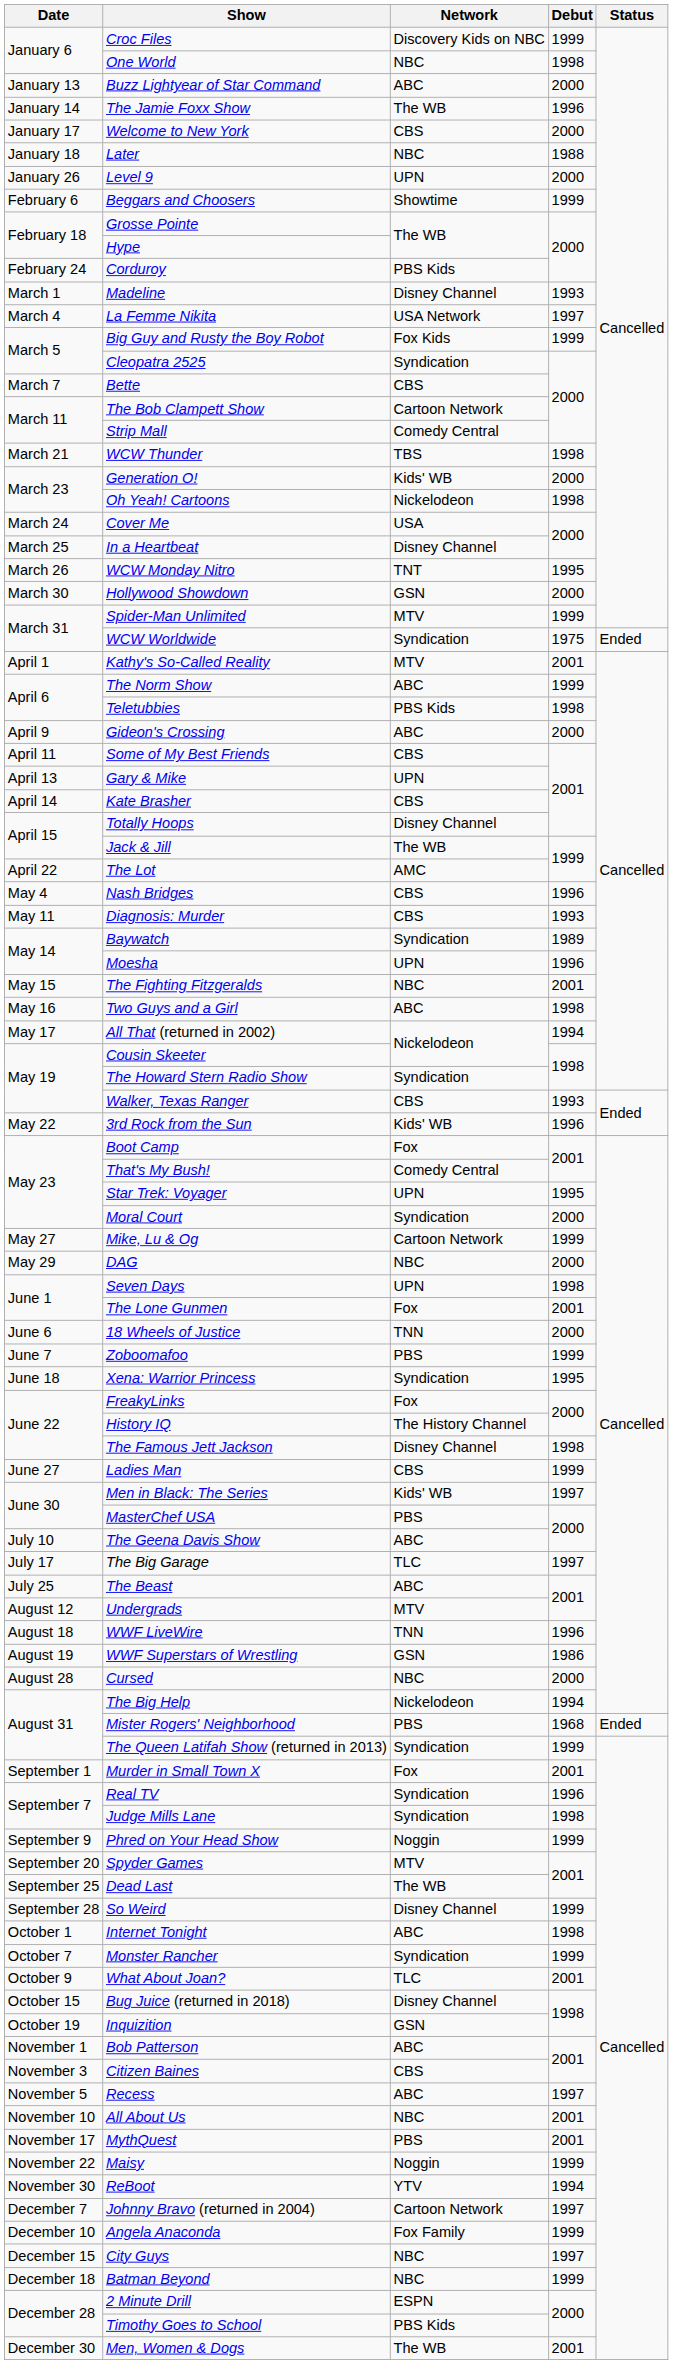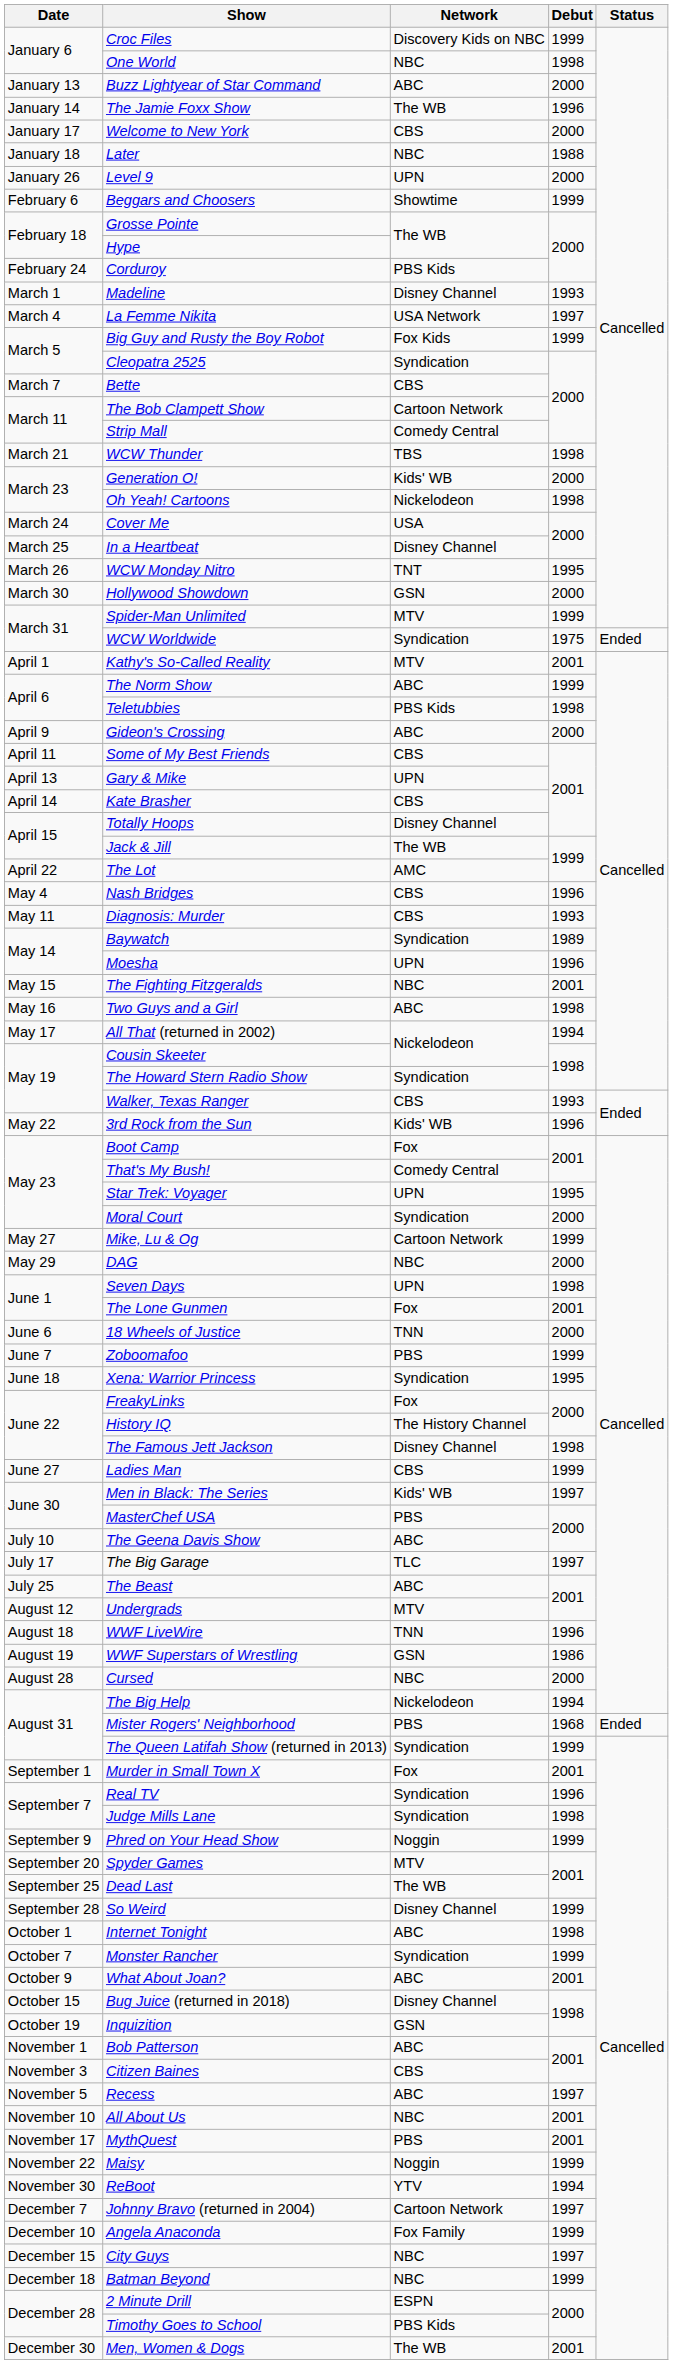(407, 1978) TLC -> (409, 1978) ABC
